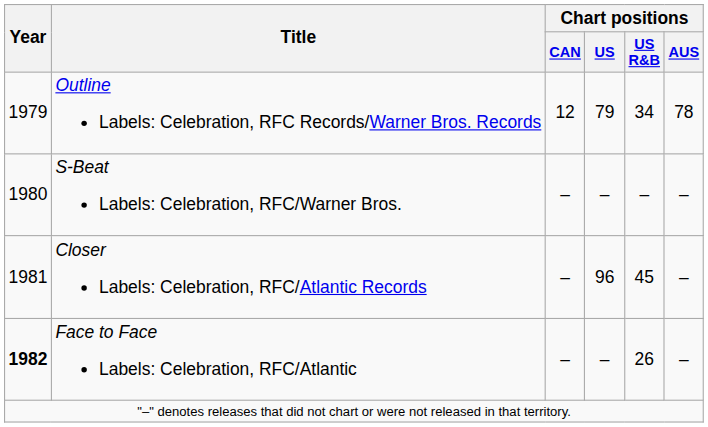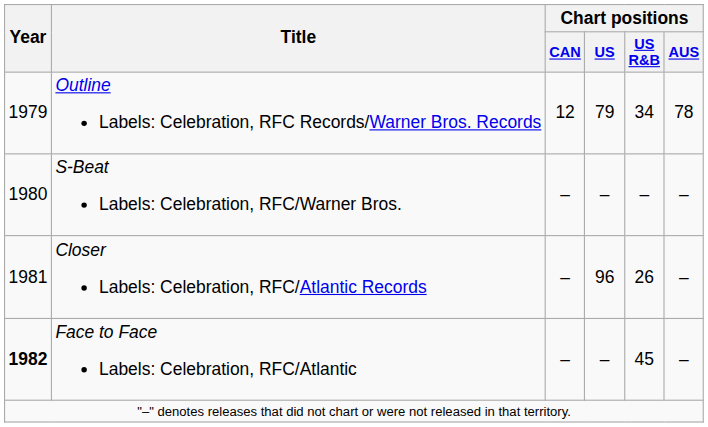(644, 277) 45 -> (644, 277) 26
(644, 359) 26 -> (644, 359) 45
